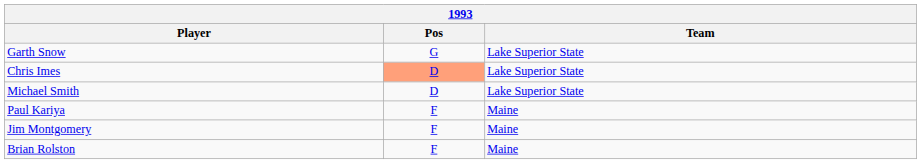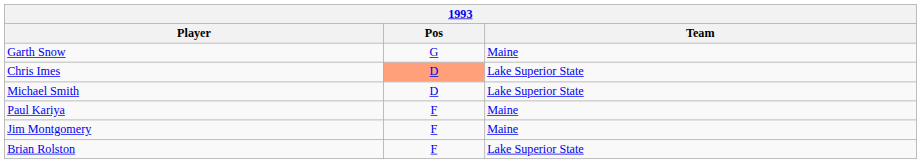(535, 52) Lake Superior State -> (503, 52) Maine
(503, 149) Maine -> (535, 149) Lake Superior State
